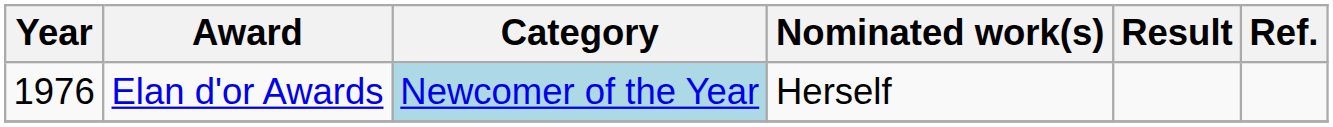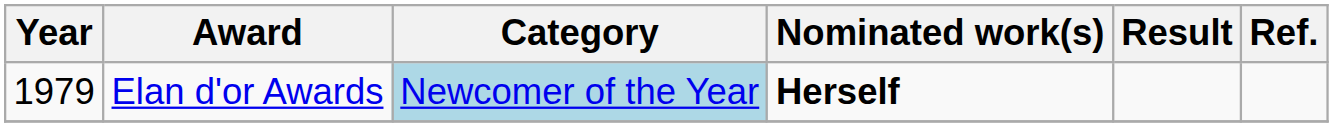(54, 91) 1976 -> (54, 91) 1979
(834, 91) normal -> (838, 91) bold
